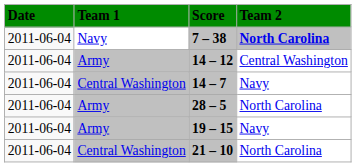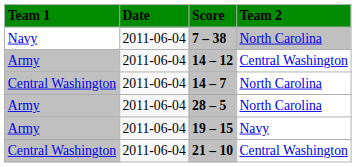columns swapped: (21, 15) <-> (99, 15)
(284, 38) bold -> (281, 38) normal
(254, 83) Navy -> (281, 83) North Carolina
(281, 151) North Carolina -> (294, 151) Central Washington
